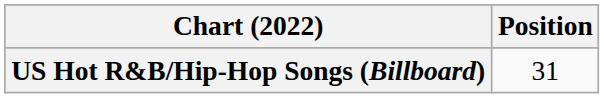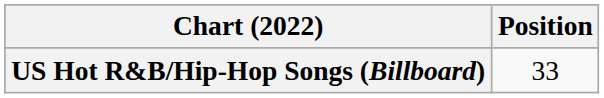(545, 69) 31 -> (545, 69) 33
